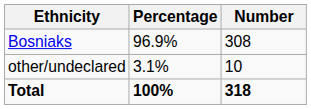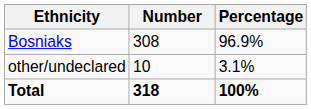columns swapped: (264, 16) <-> (175, 16)
